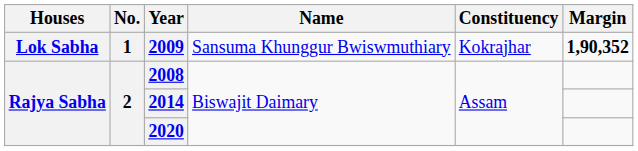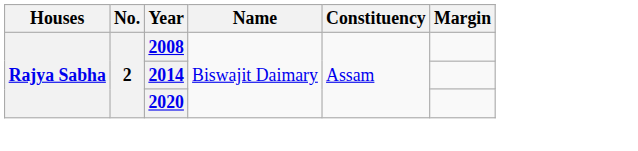- row: (166, 46)
